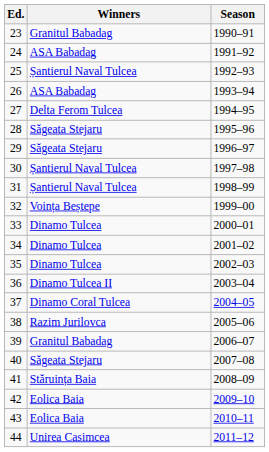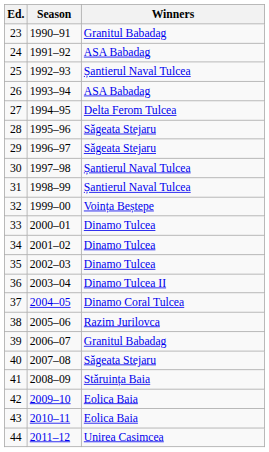columns swapped: (238, 14) <-> (119, 14)
